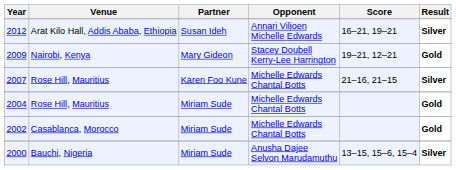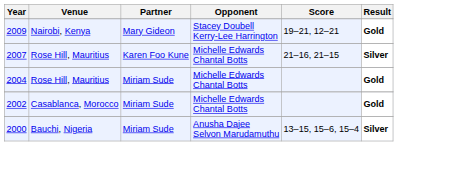- row: (17, 31)
